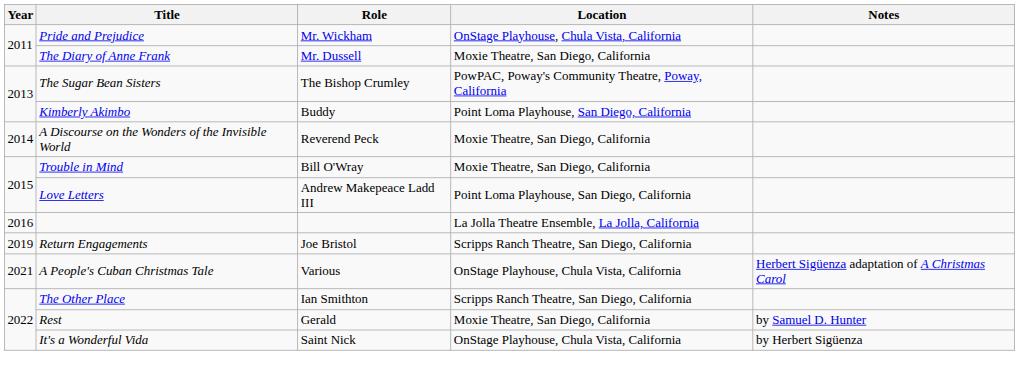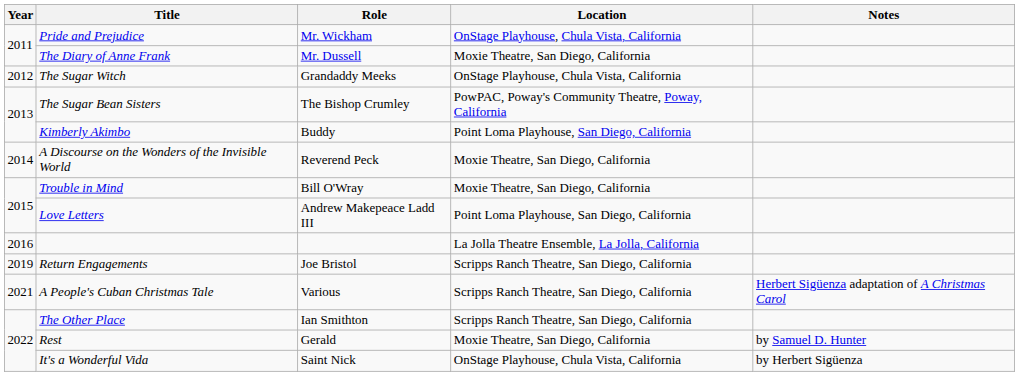+ row: (82, 76)
(567, 271) OnStage Playhouse, Chula Vista, California -> (573, 291) Scripps Ranch Theatre, San Diego, California
